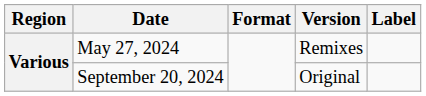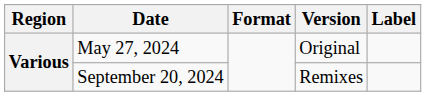(331, 47) Remixes -> (330, 47) Original
(330, 76) Original -> (331, 76) Remixes
